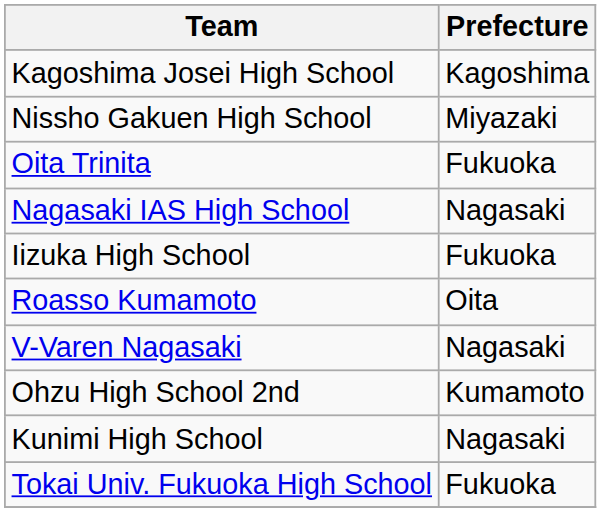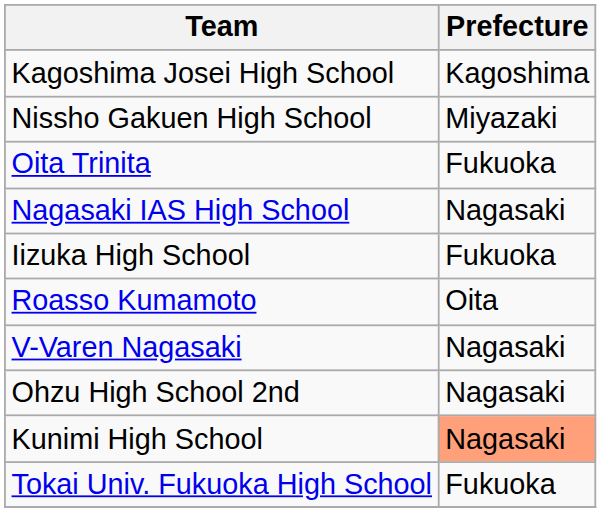(515, 392) Kumamoto -> (505, 392) Nagasaki
(505, 438) no background -> (505, 438) lightsalmon background
